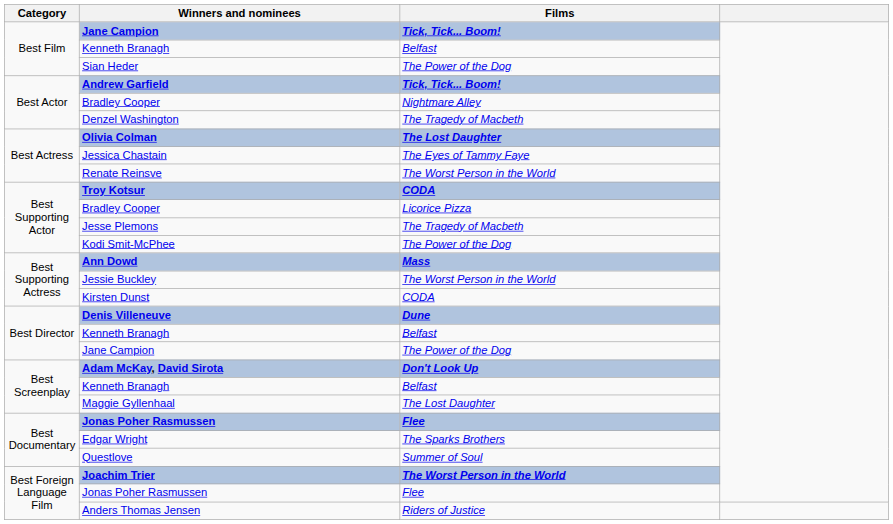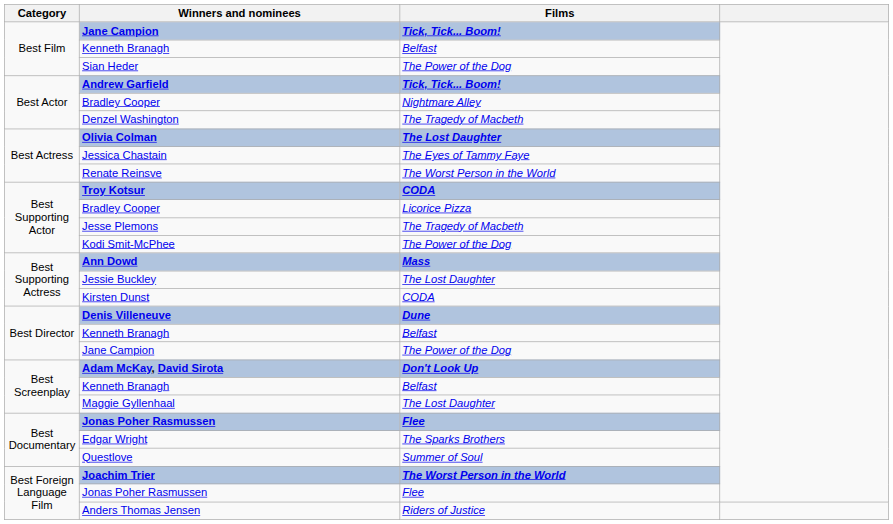(479, 279) The Worst Person in the World -> (449, 279) The Lost Daughter
